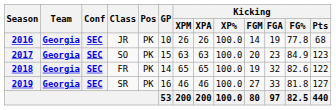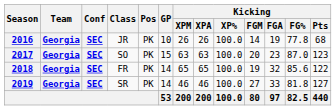(298, 55) 84.9 -> (298, 55) 87.0
(298, 69) 82.6 -> (298, 69) 85.6
(166, 84) 16 -> (166, 84) 14
